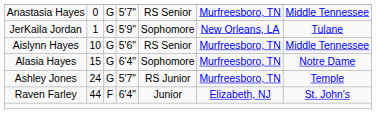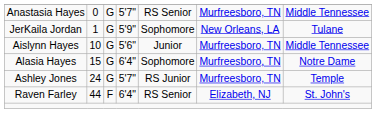(168, 45) RS Senior -> (168, 45) Junior
(168, 95) Junior -> (168, 95) RS Senior
